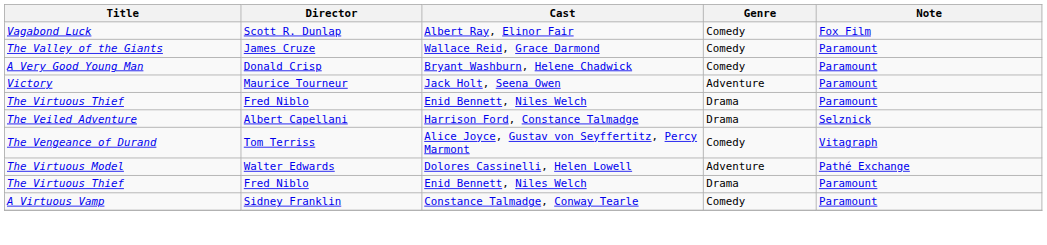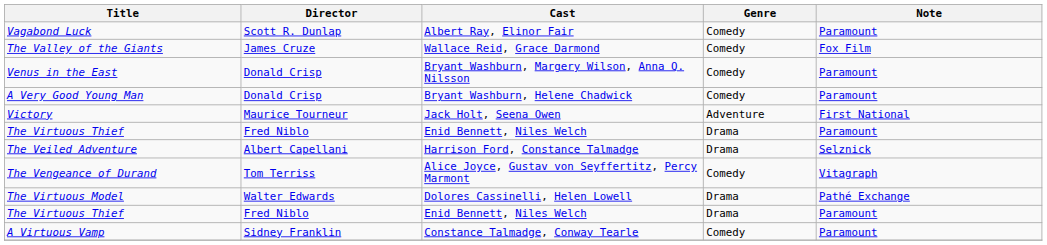(845, 31) Fox Film -> (848, 31) Paramount
(848, 48) Paramount -> (845, 48) Fox Film
+ row: (62, 72)
(848, 84) Paramount -> (864, 114) First National
(735, 166) Adventure -> (722, 196) Drama
